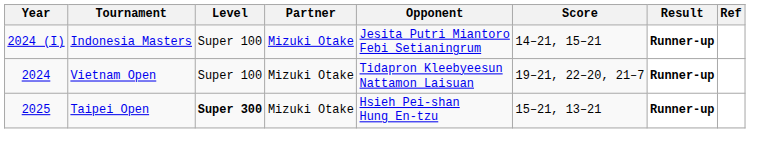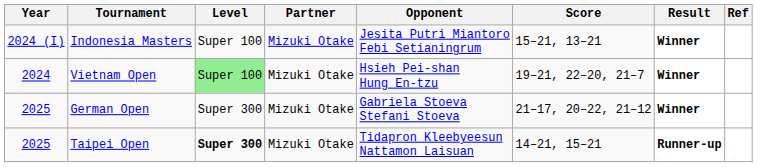(559, 41) 14–21, 15–21 -> (559, 41) 15–21, 13–21
(682, 41) Runner-up -> (679, 41) Winner
(230, 76) no background -> (230, 76) lightgreen background
(431, 76) Tidapron Kleebyeesun Nattamon Laisuan -> (410, 76) Hsieh Pei-shan Hung En-tzu
(682, 76) Runner-up -> (679, 76) Winner
+ row: (110, 110)
(410, 110) Hsieh Pei-shan Hung En-tzu -> (431, 144) Tidapron Kleebyeesun Nattamon Laisuan
(559, 110) 15–21, 13–21 -> (559, 144) 14–21, 15–21
